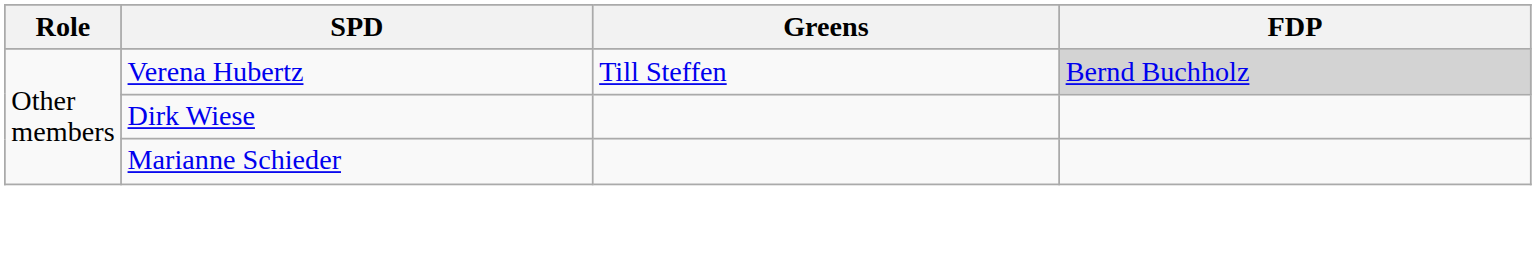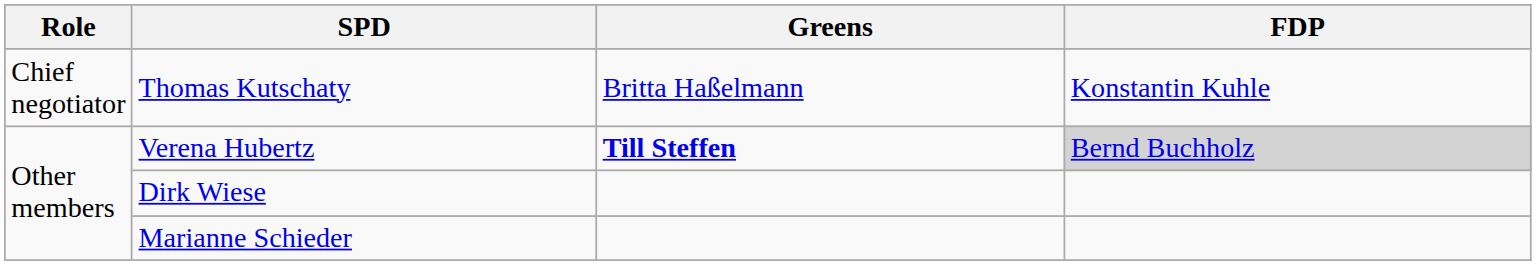+ row: (245, 87)
(663, 71) normal -> (669, 147) bold
